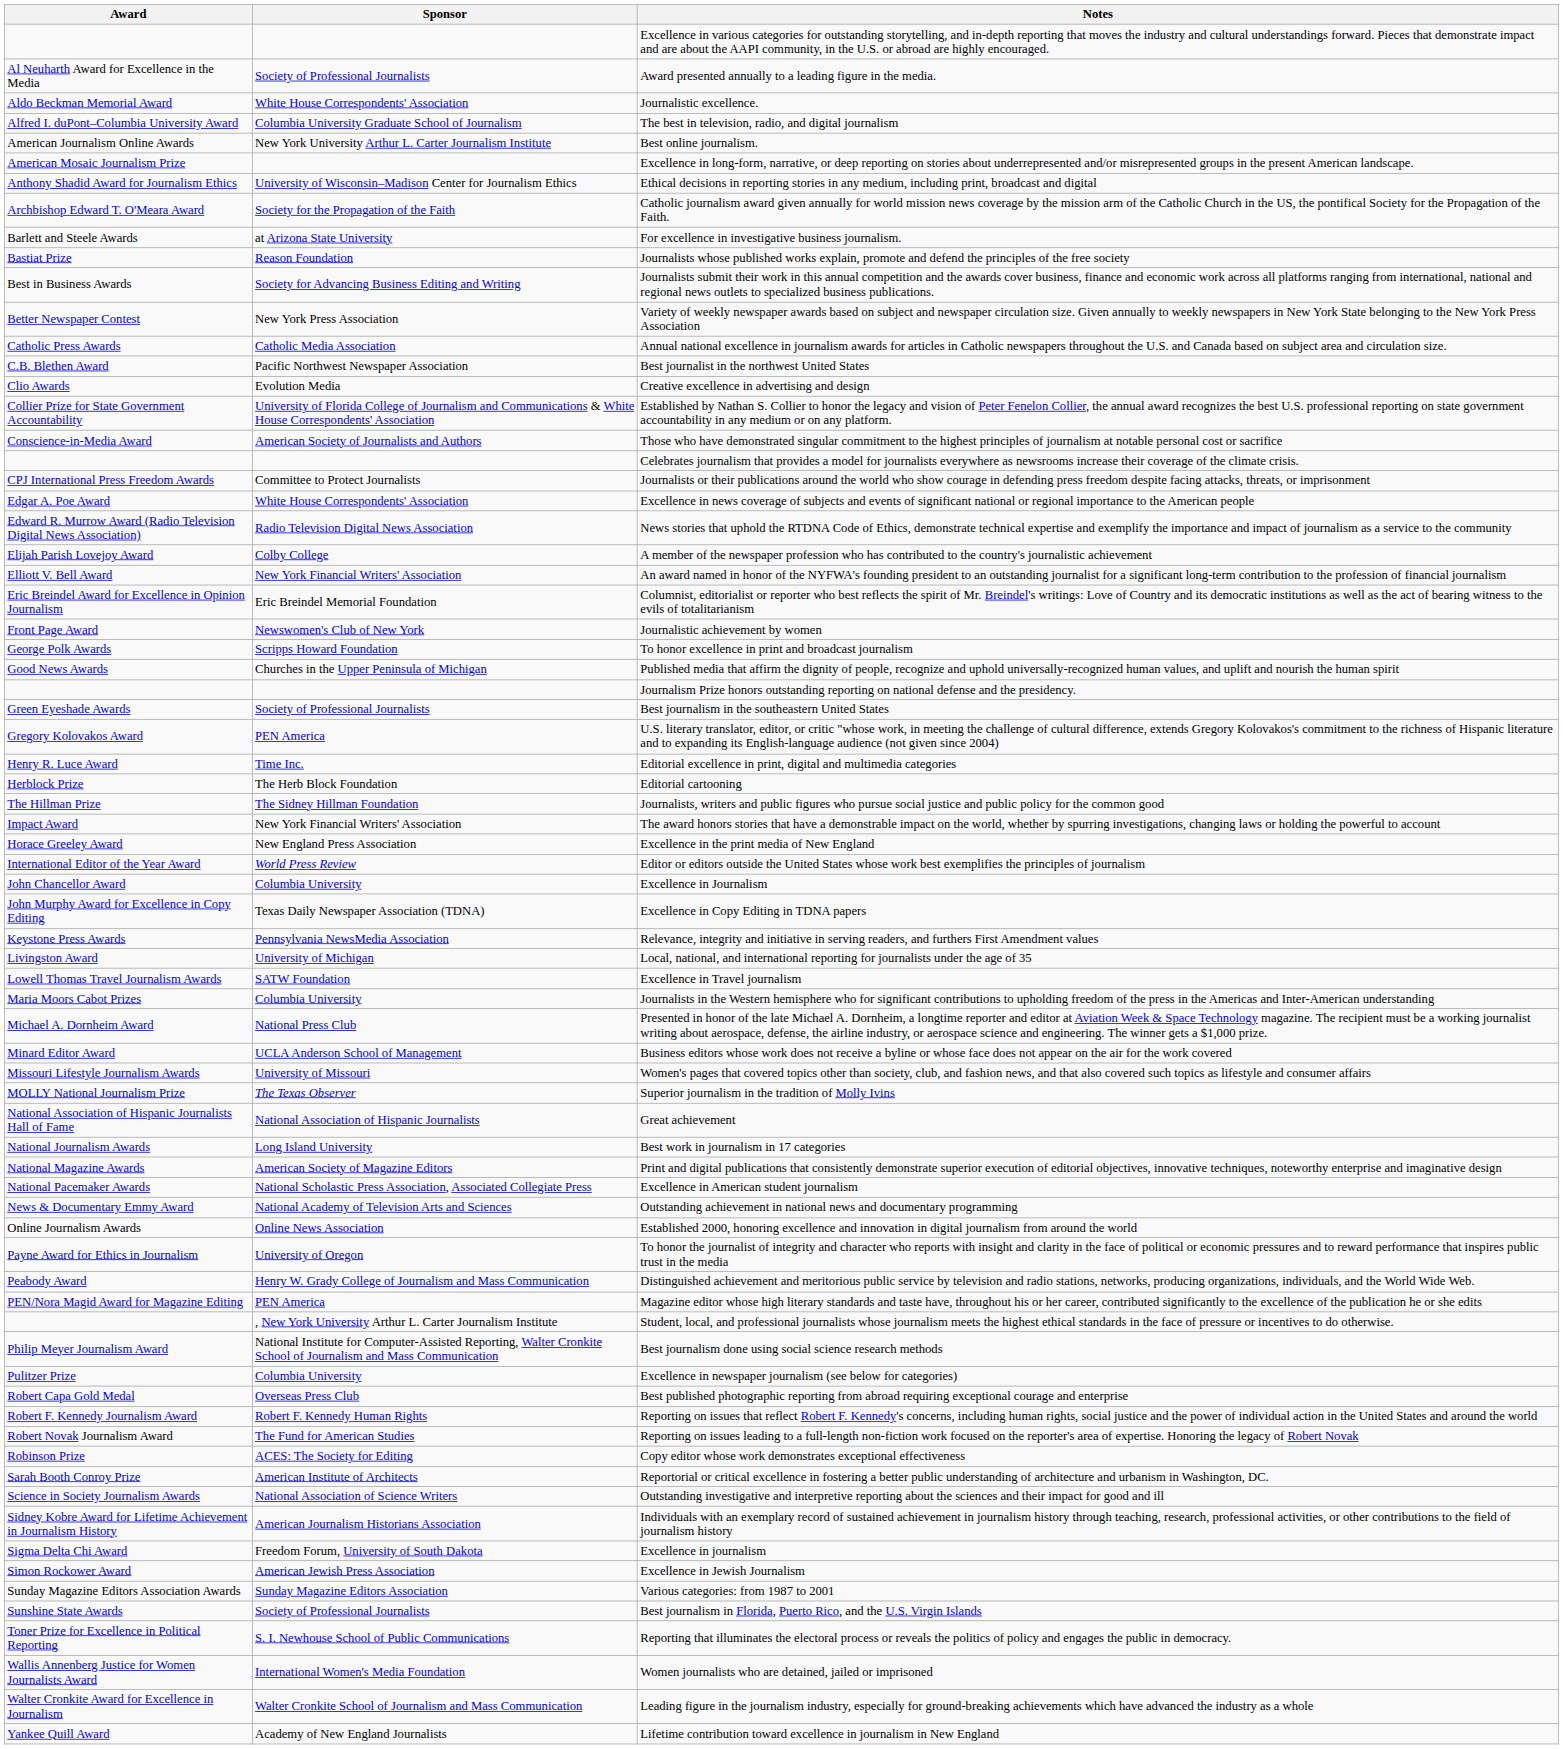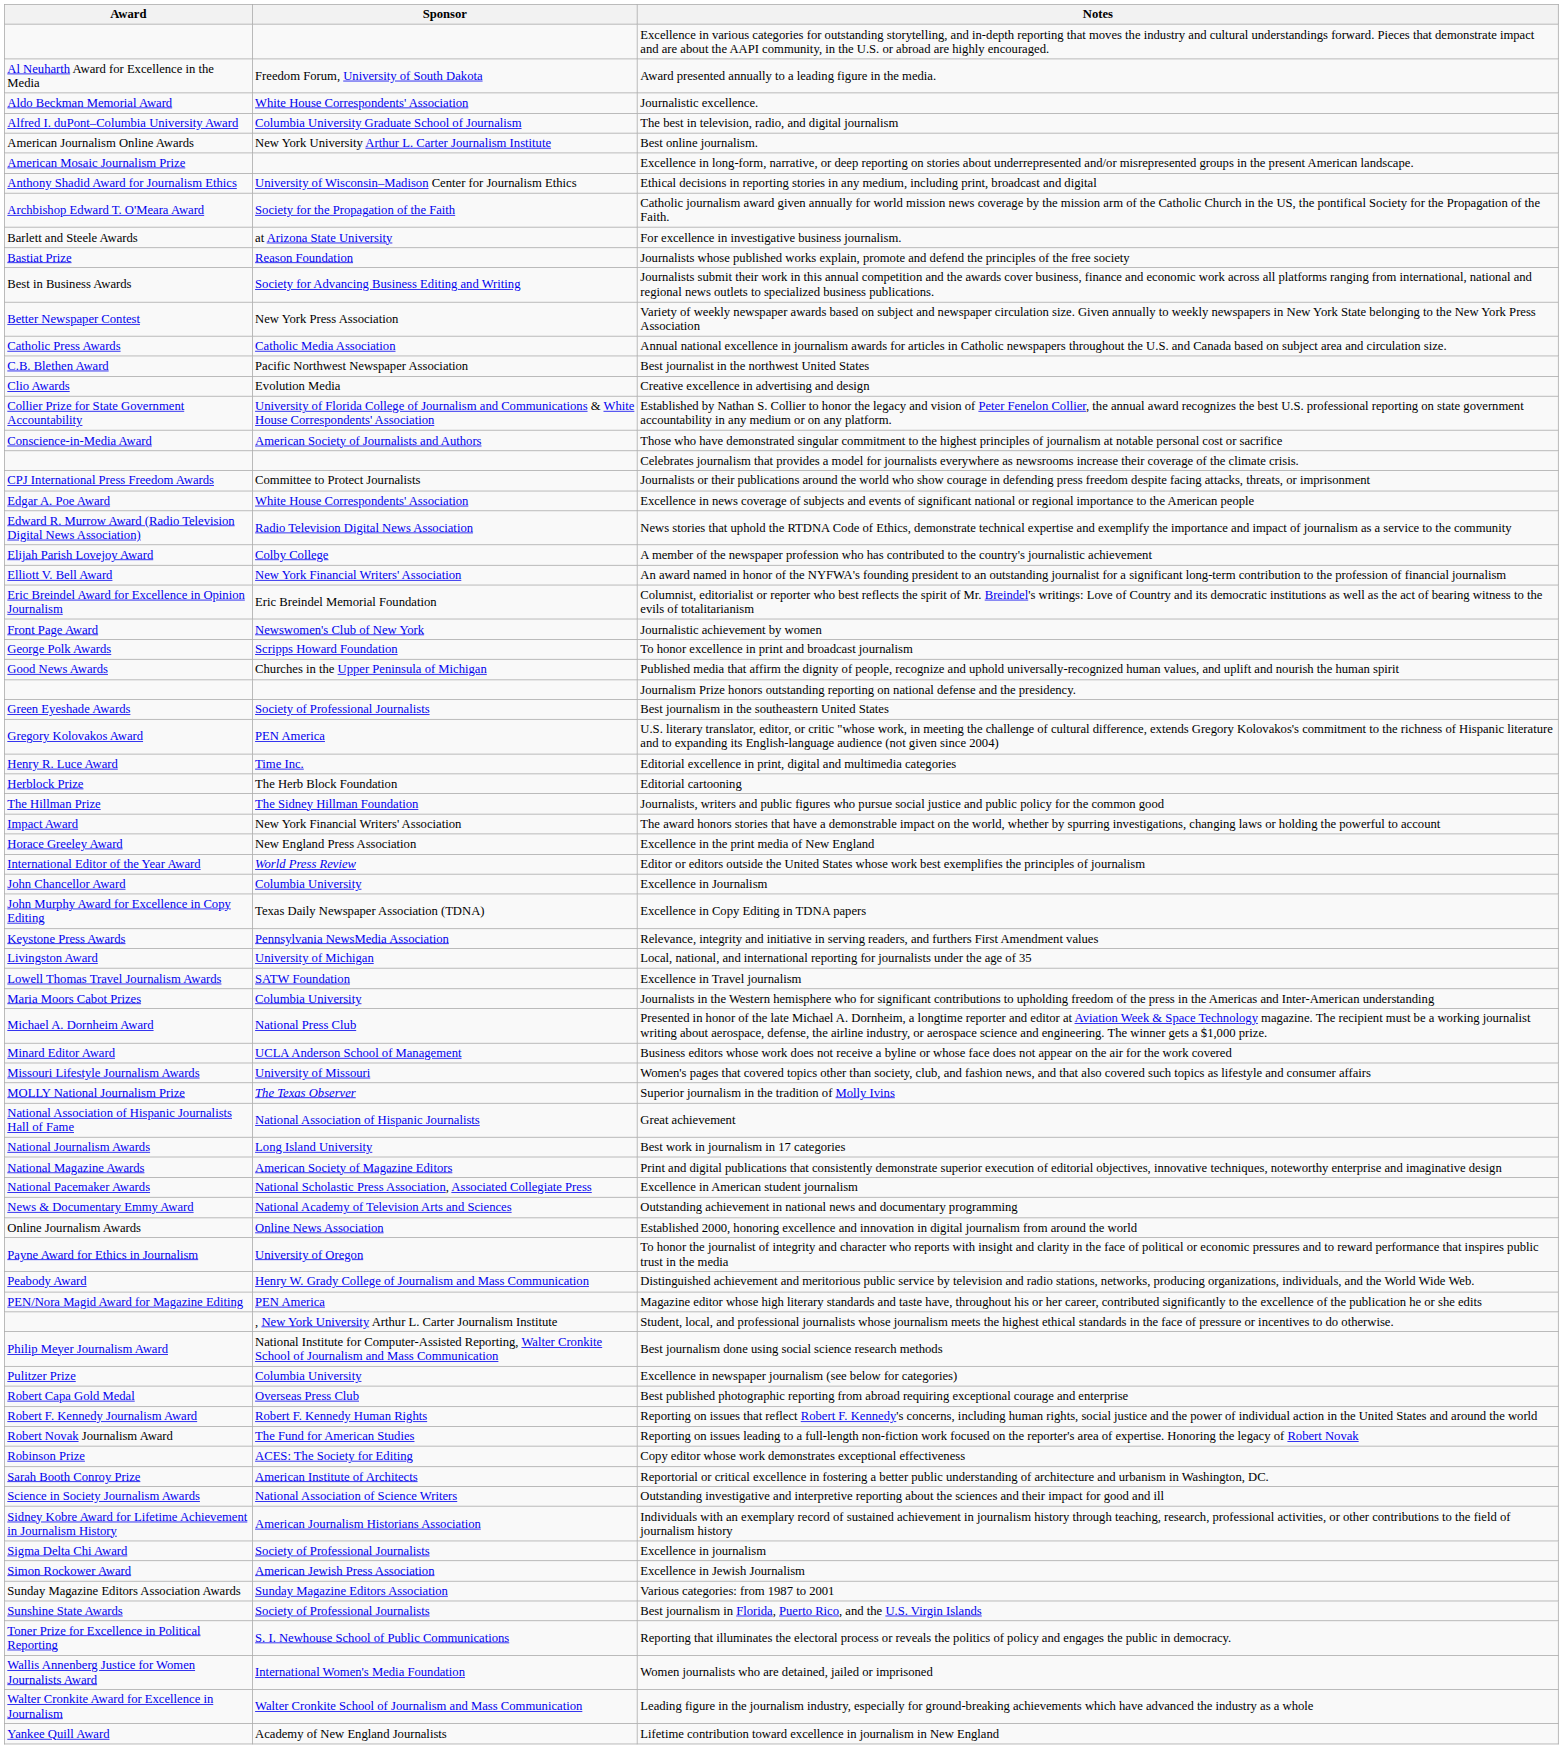(342, 75) Society of Professional Journalists -> (369, 75) Freedom Forum, University of South Dakota
(369, 1550) Freedom Forum, University of South Dakota -> (342, 1550) Society of Professional Journalists
